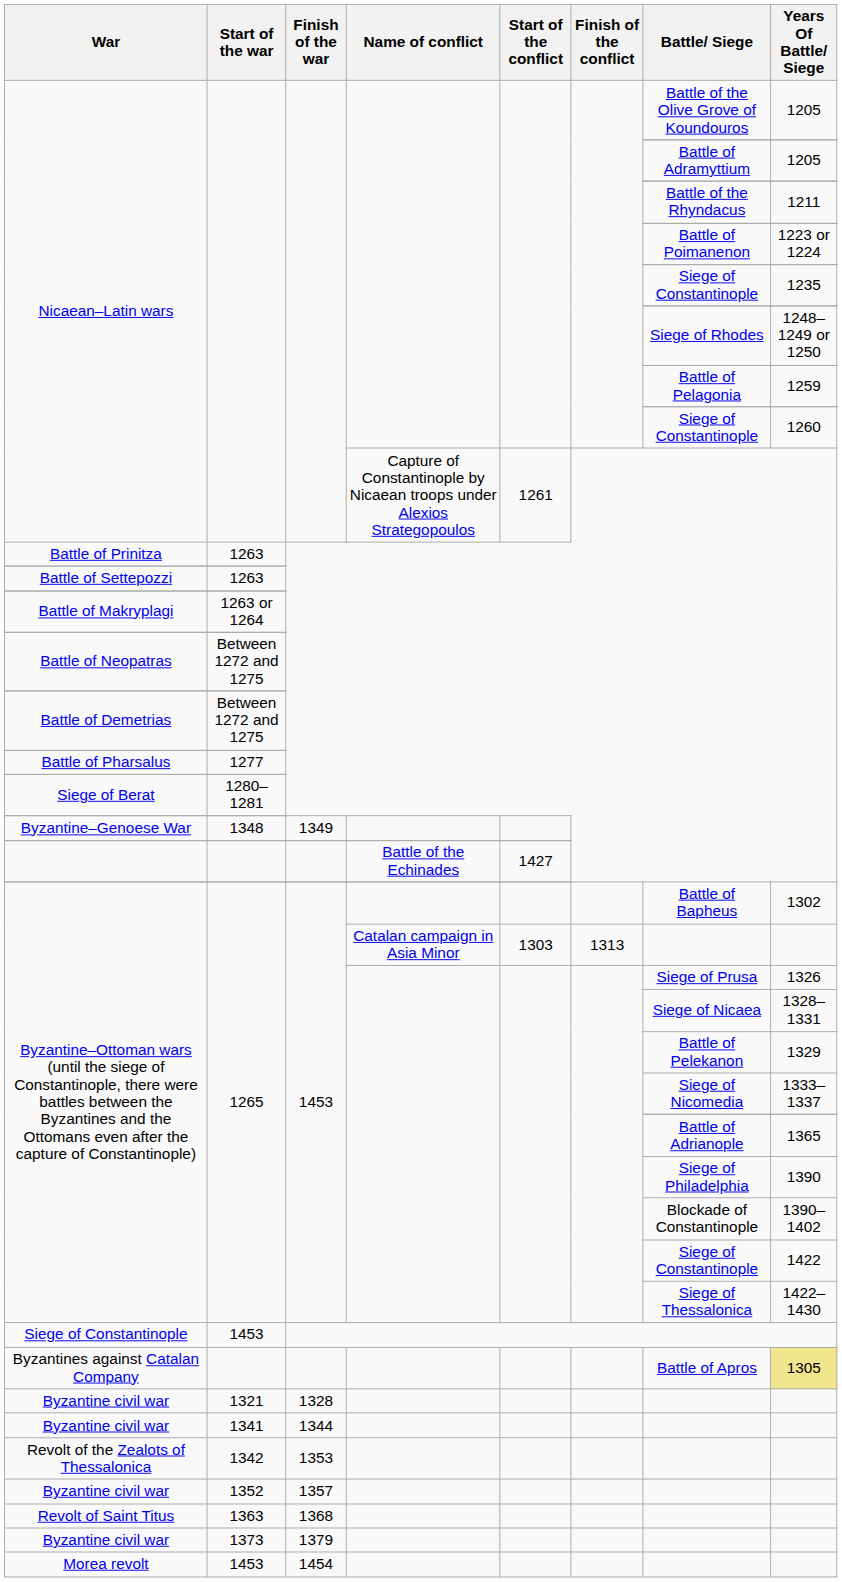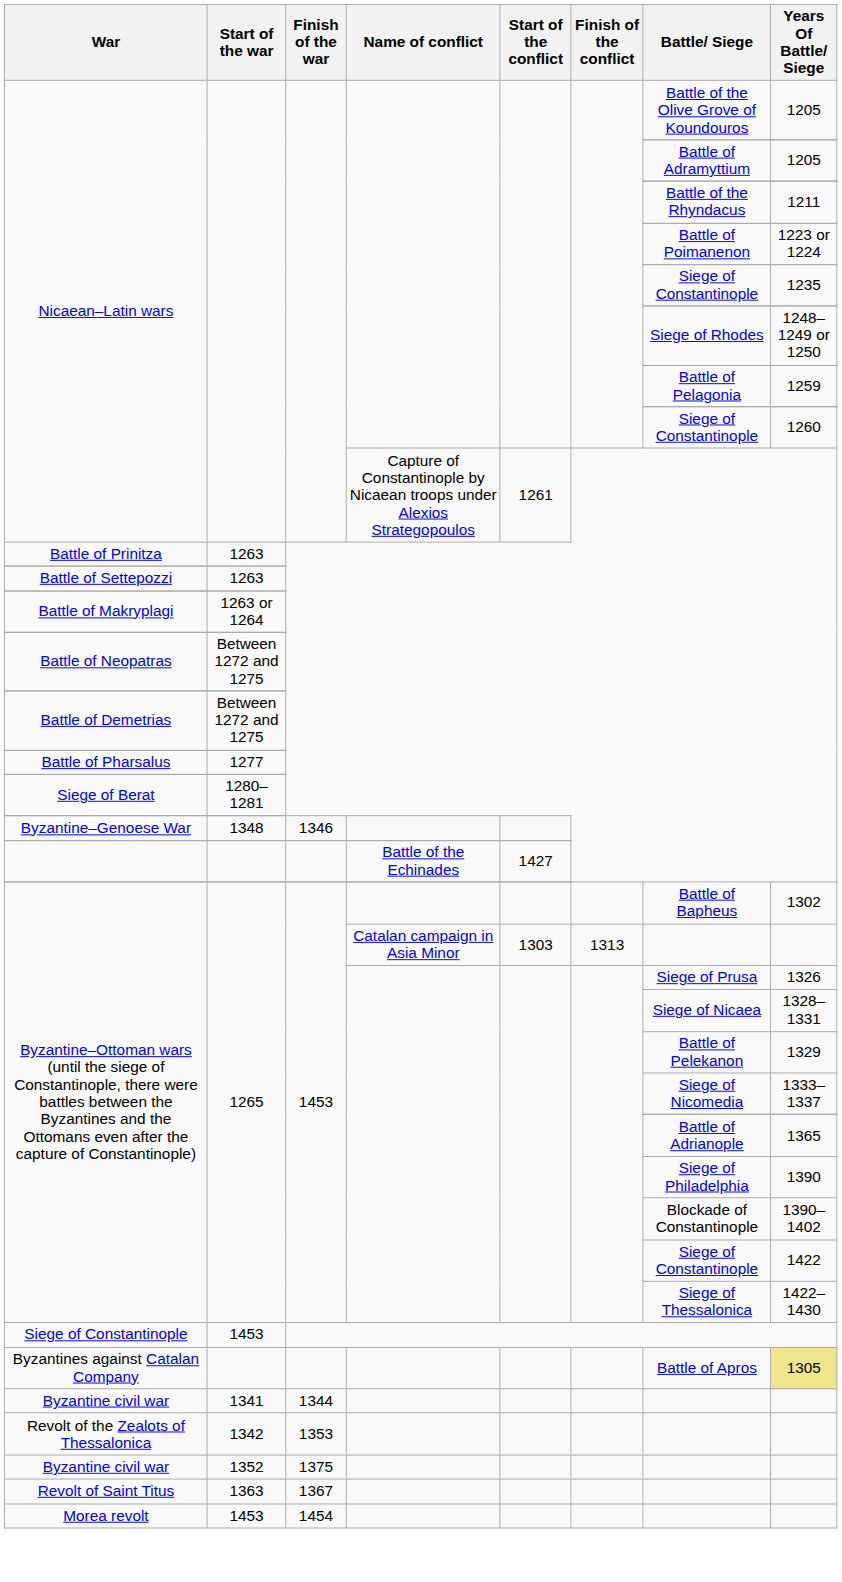(316, 828) 1349 -> (316, 828) 1346
- row: (106, 1400)
(316, 1491) 1357 -> (316, 1466) 1375
(316, 1515) 1368 -> (316, 1491) 1367
- row: (106, 1540)
